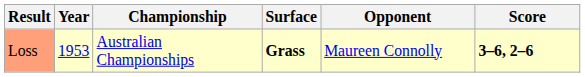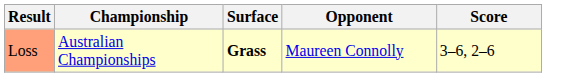- column: (74, 16)
(506, 50) bold -> (467, 50) normal
